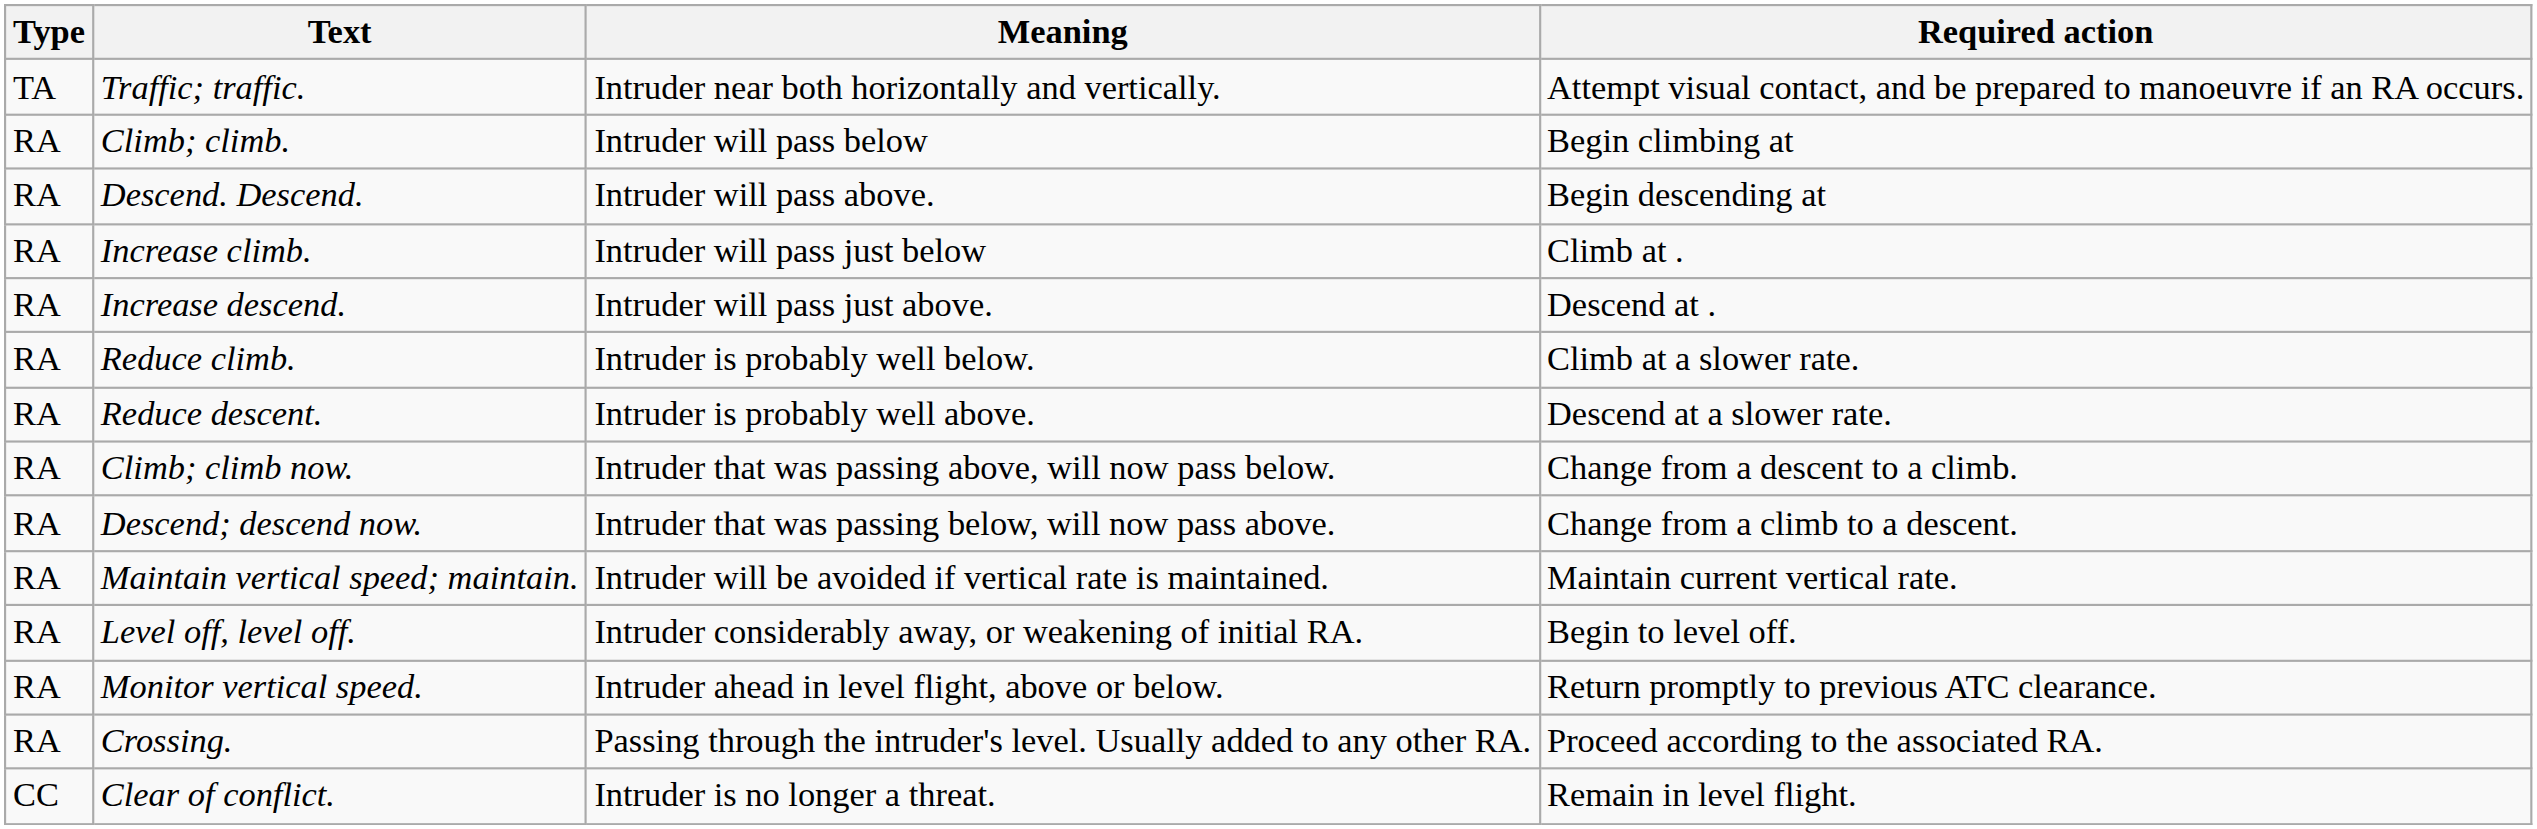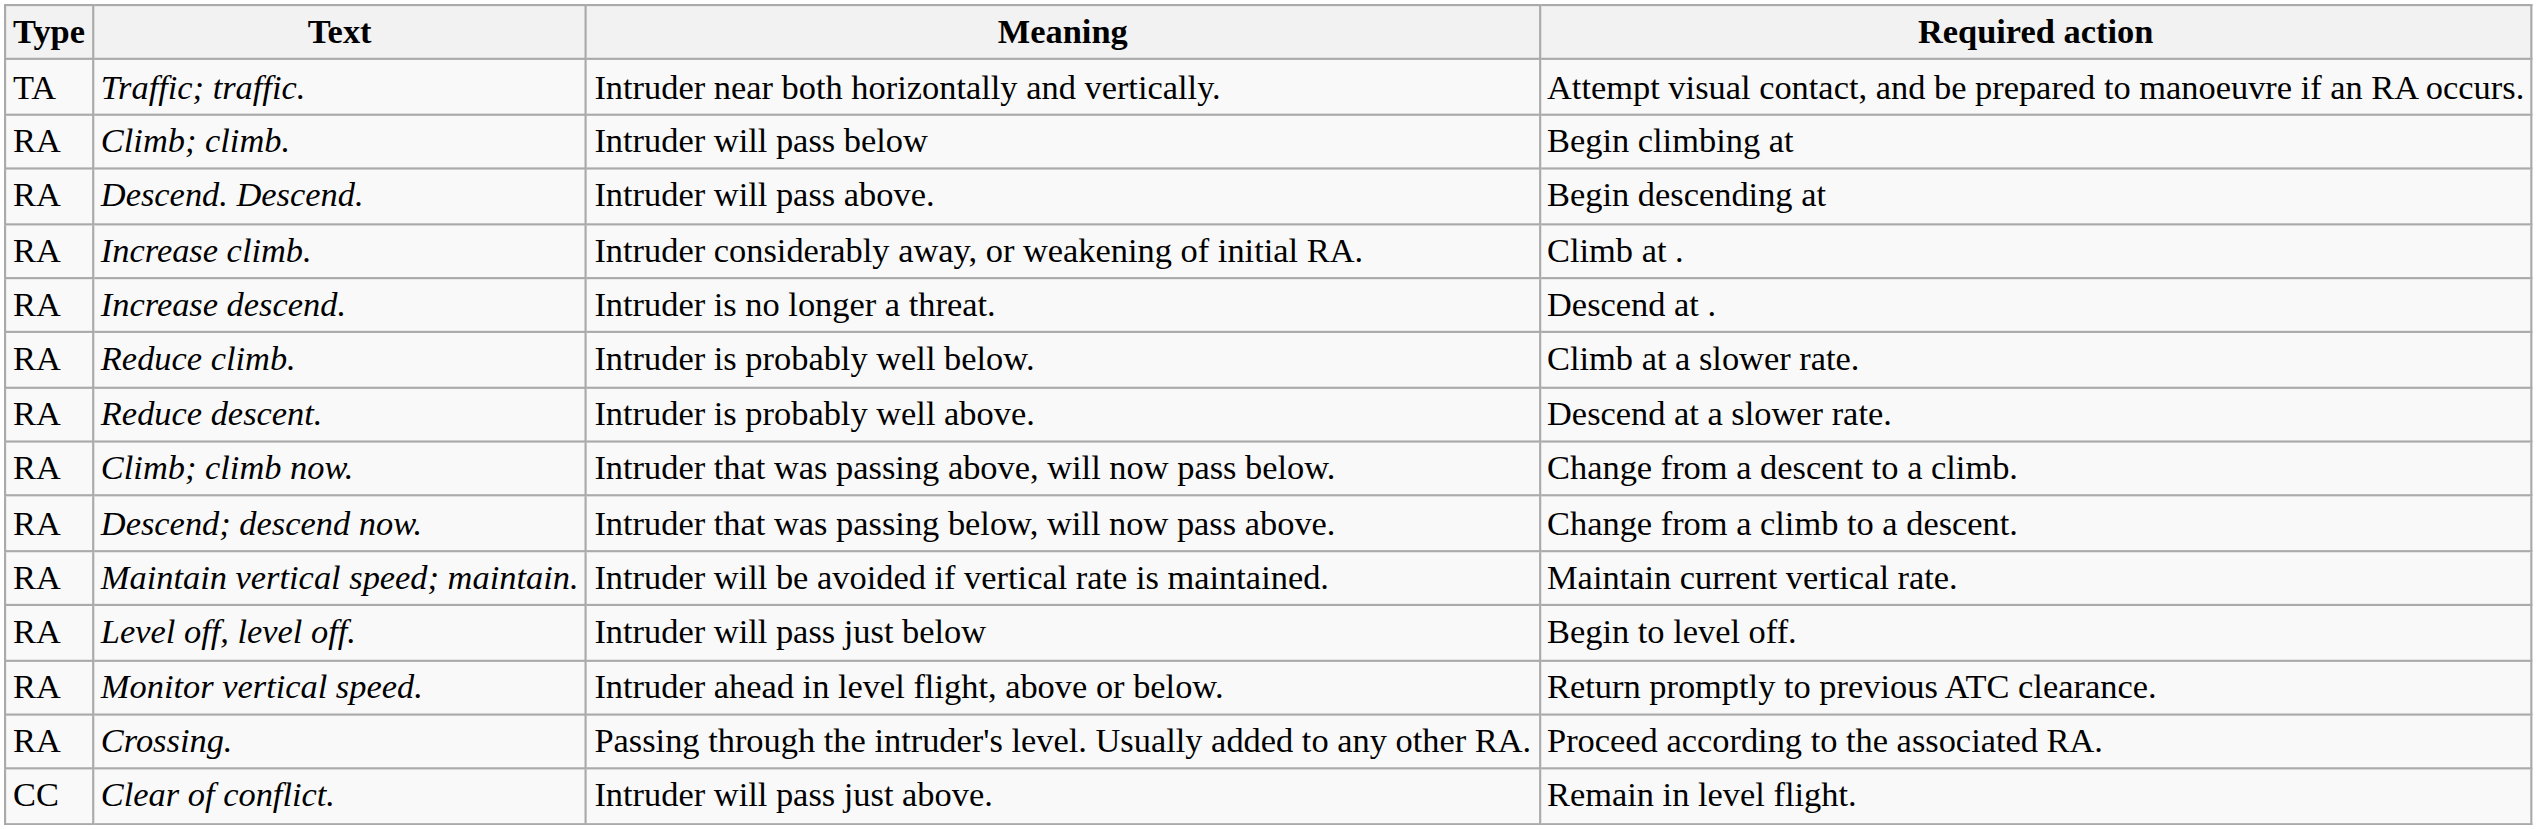(790, 250) Intruder will pass just below -> (979, 250) Intruder considerably away, or weakening of initial RA.
(794, 304) Intruder will pass just above. -> (795, 304) Intruder is no longer a threat.
(979, 631) Intruder considerably away, or weakening of initial RA. -> (790, 631) Intruder will pass just below
(795, 795) Intruder is no longer a threat. -> (794, 795) Intruder will pass just above.
